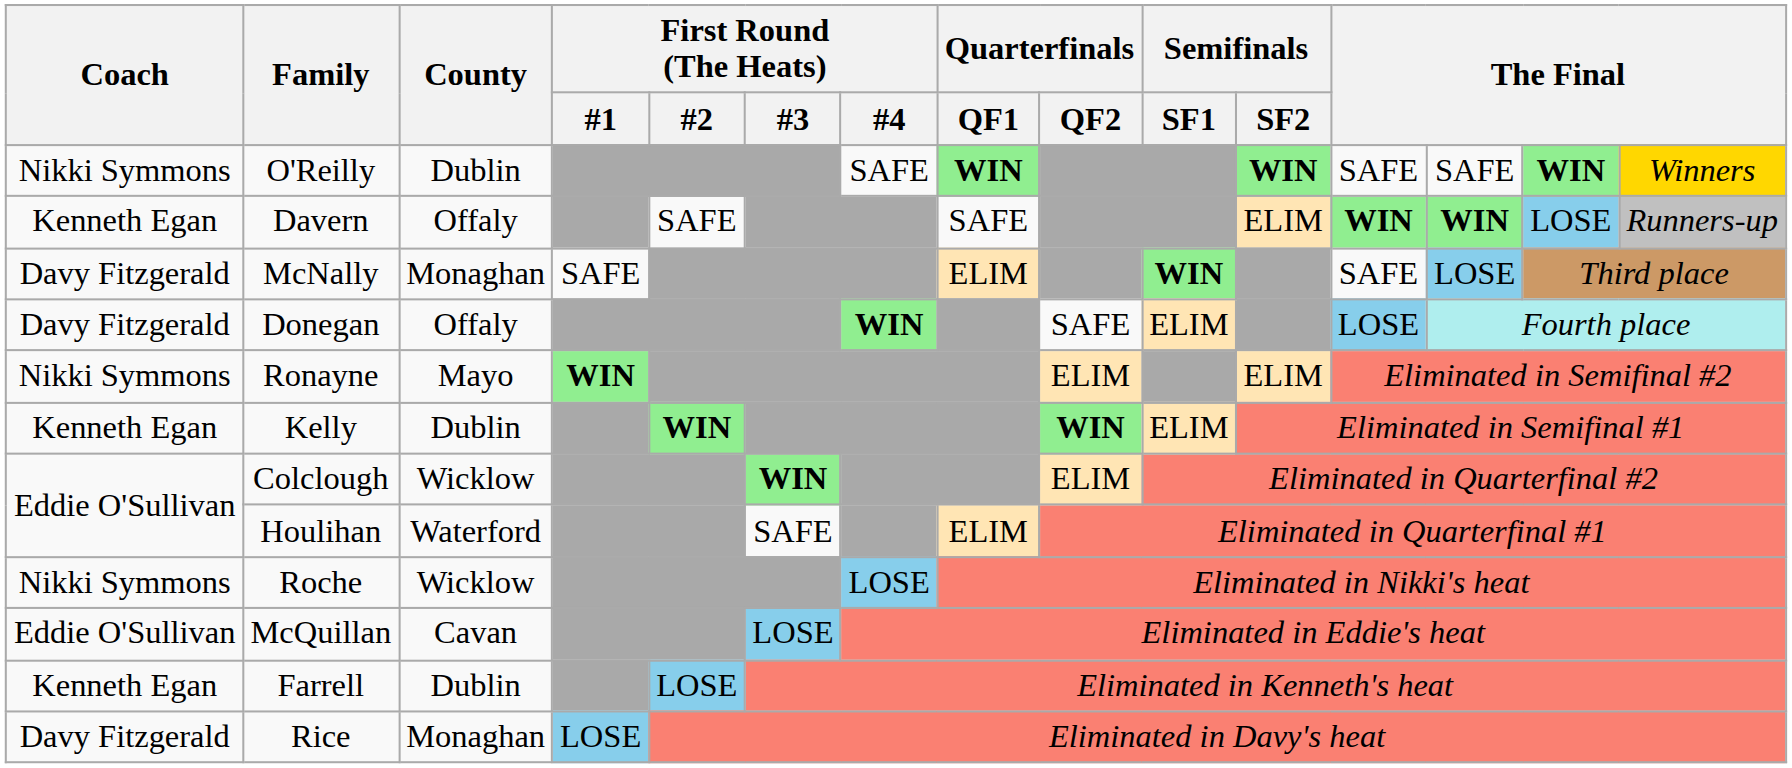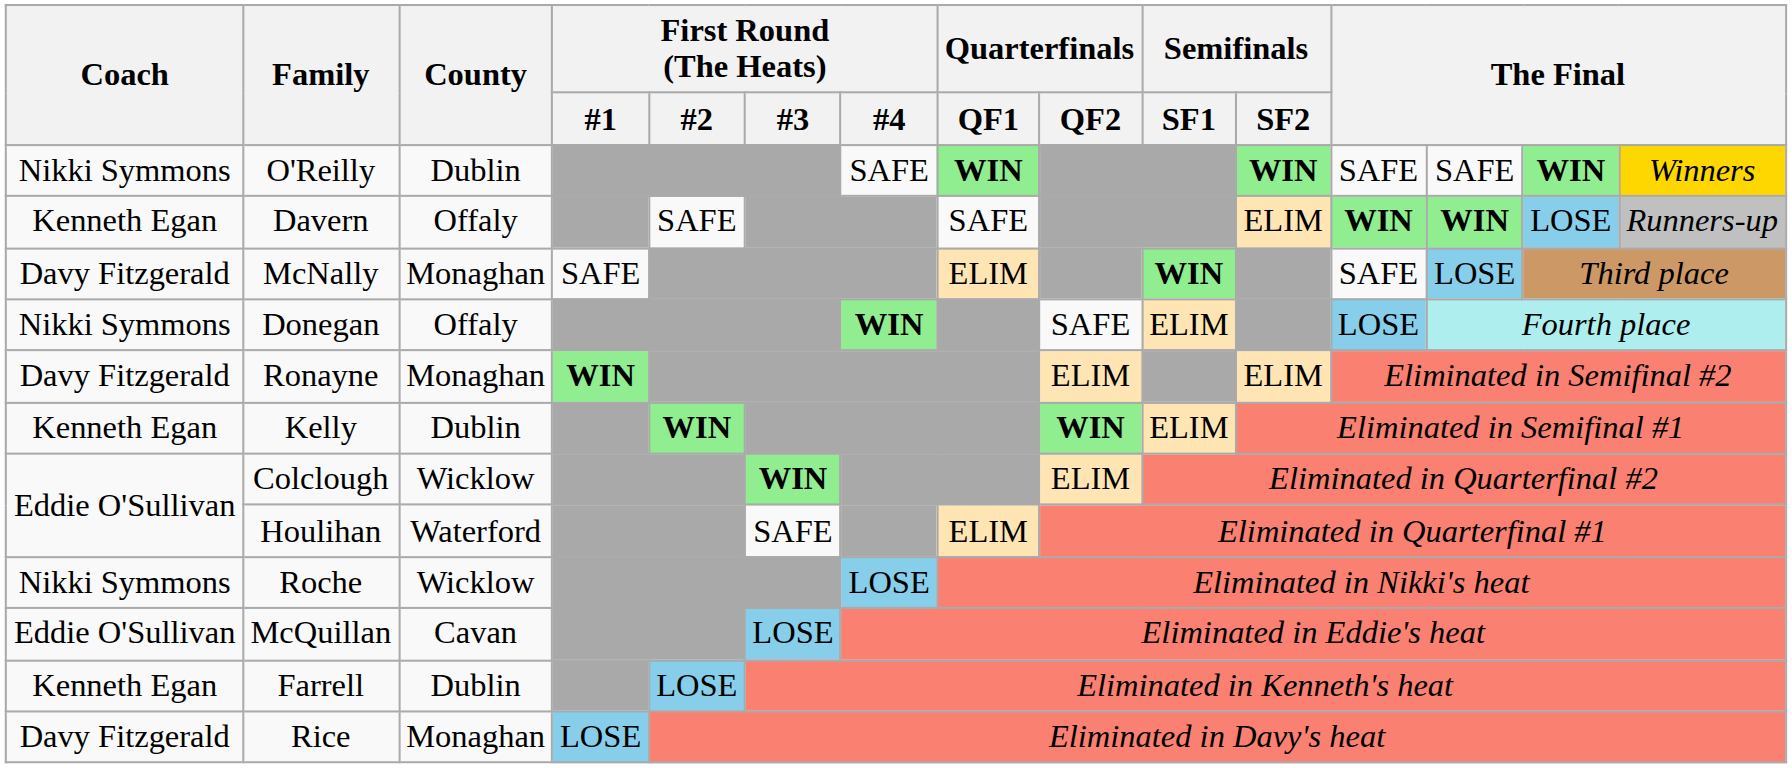(125, 324) Davy Fitzgerald -> (125, 324) Nikki Symmons
(125, 375) Nikki Symmons -> (125, 375) Davy Fitzgerald
(476, 375) Mayo -> (476, 375) Monaghan
